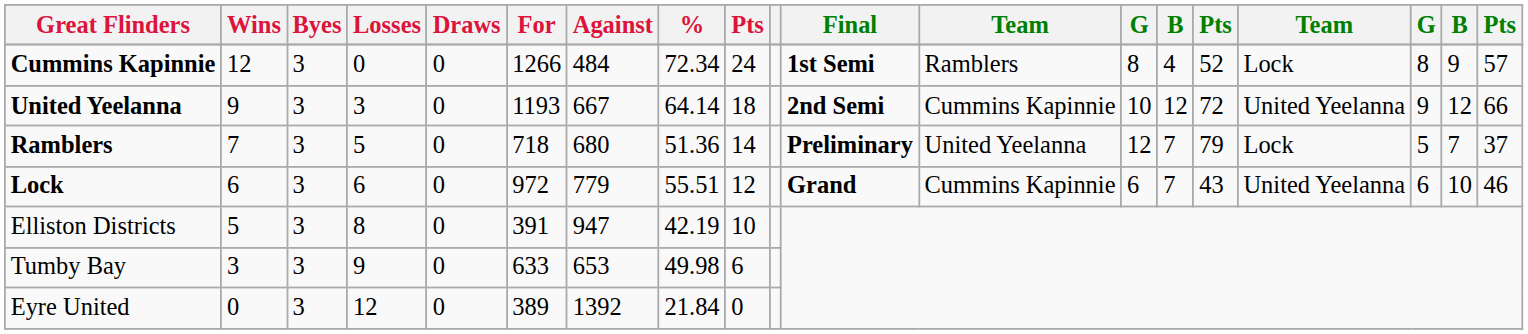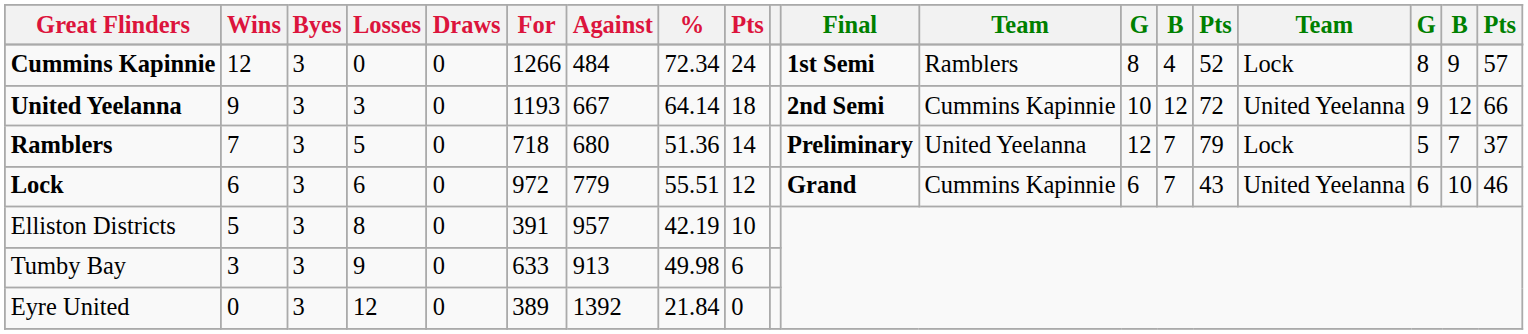(591, 226) 947 -> (591, 226) 957
(591, 266) 653 -> (591, 266) 913
